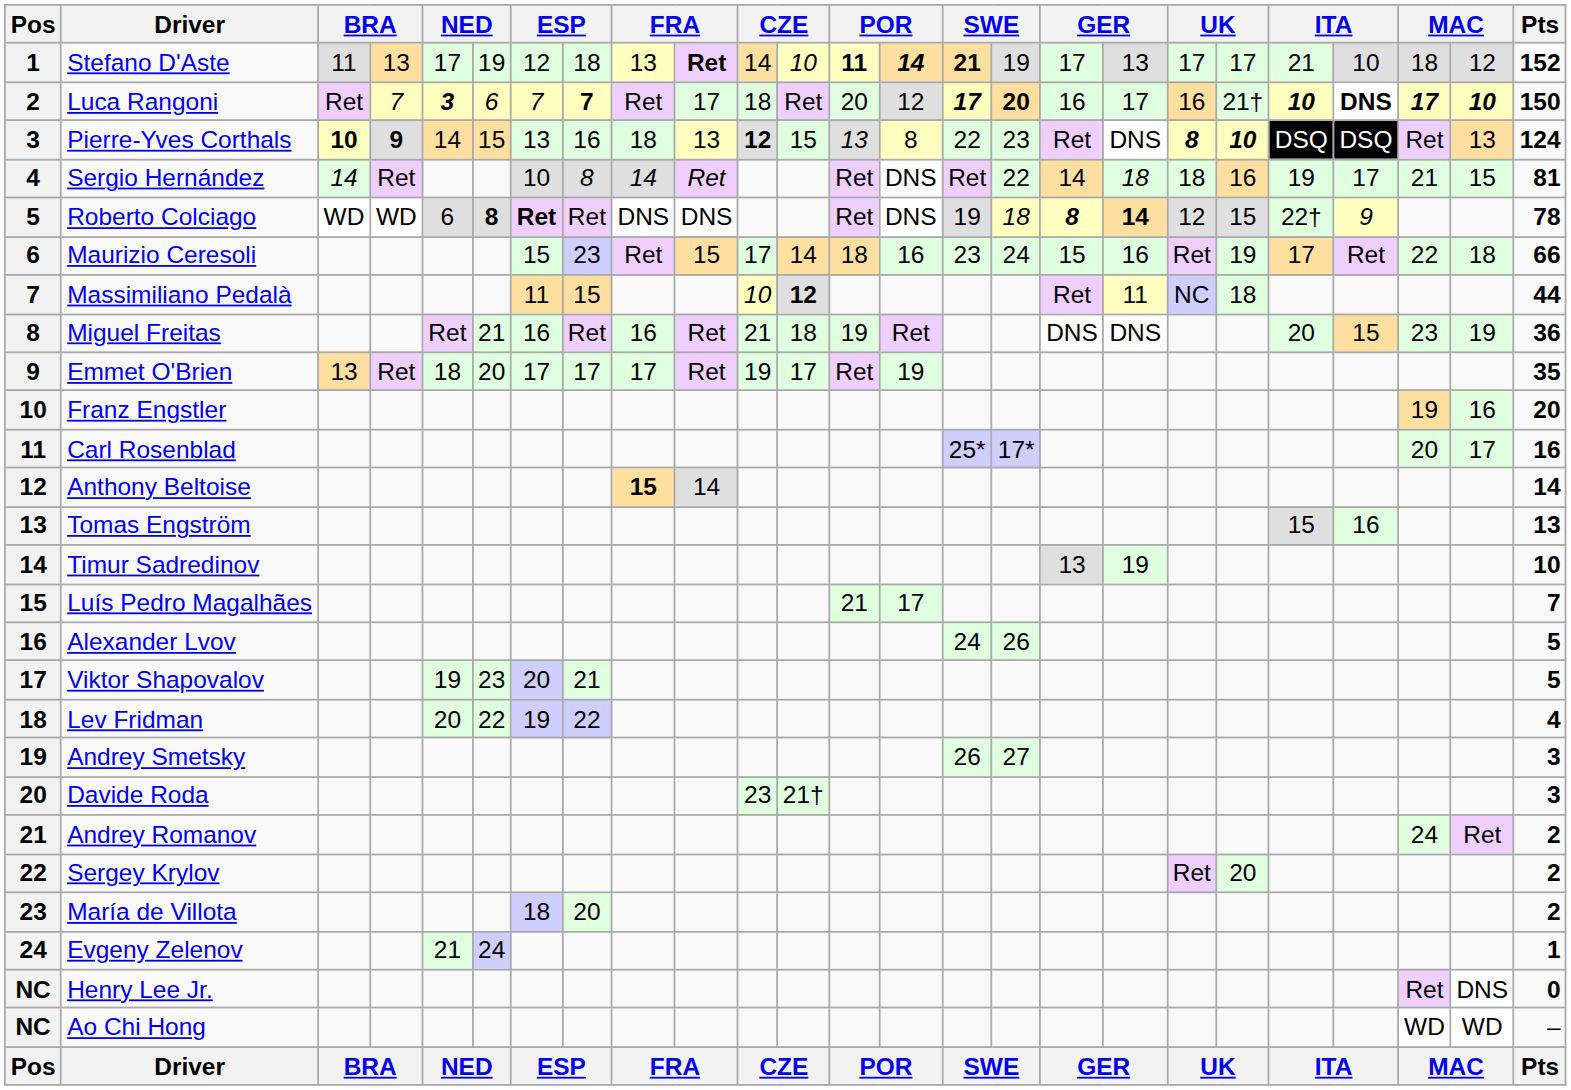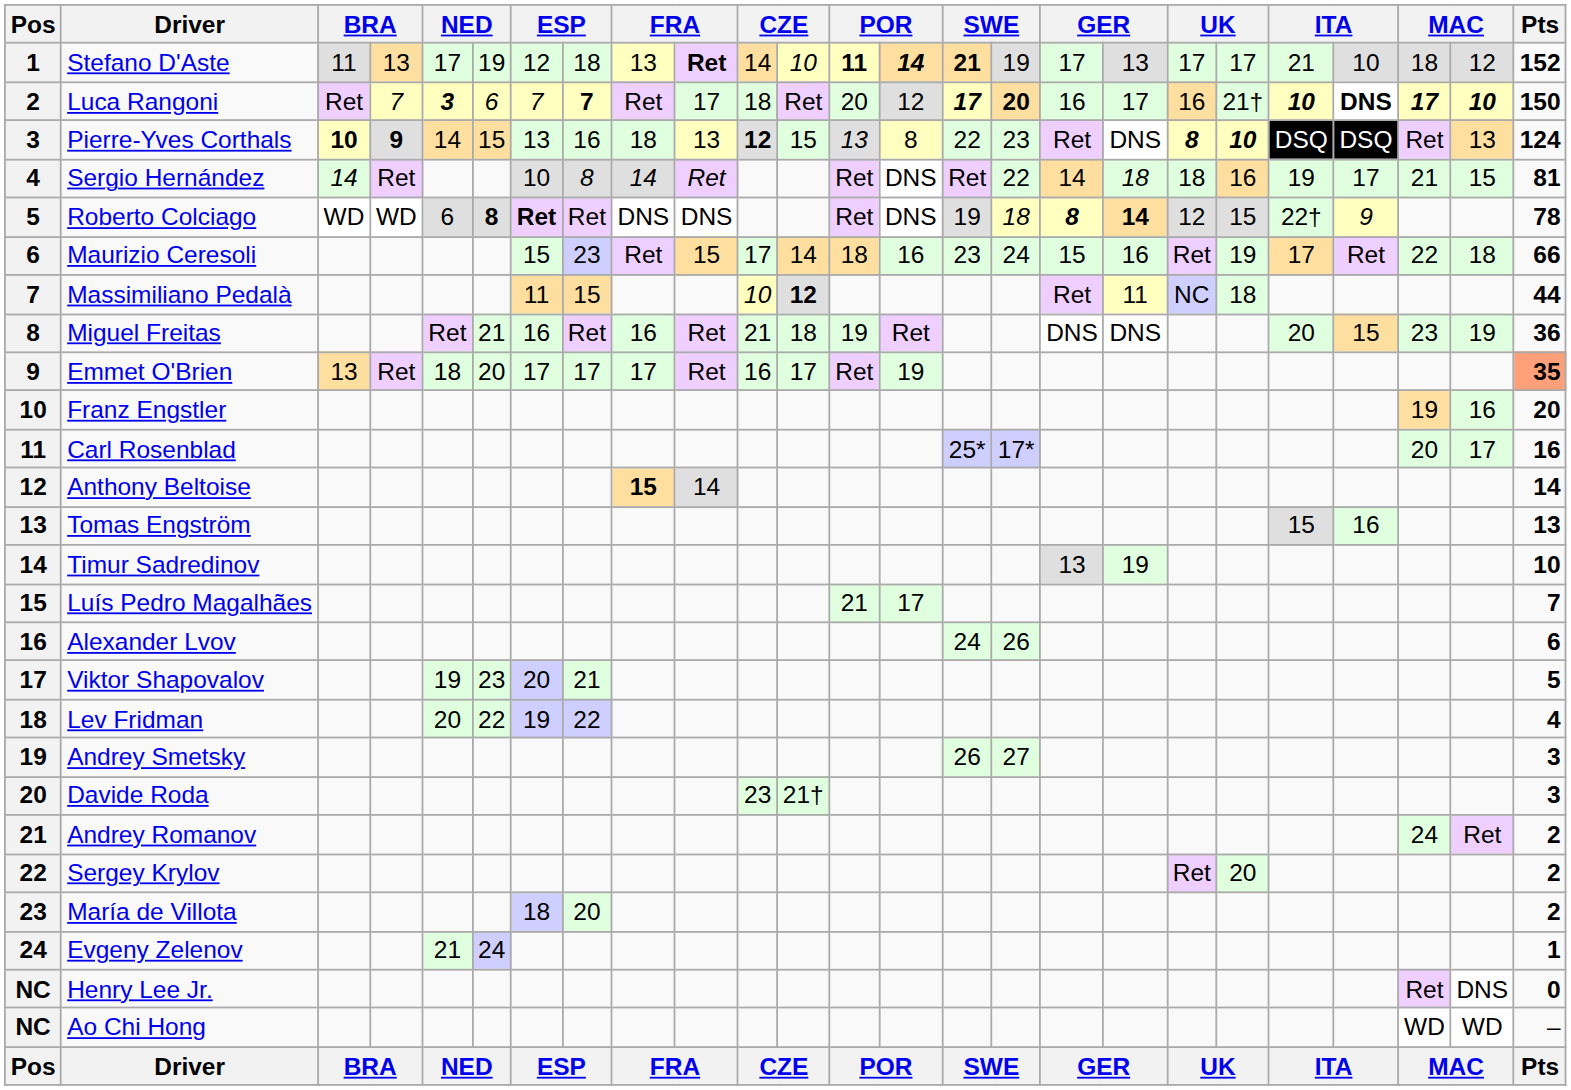(758, 371) 19 -> (758, 371) 16
(1547, 371) no background -> (1547, 371) lightsalmon background
(1554, 641) 5 -> (1554, 641) 6
